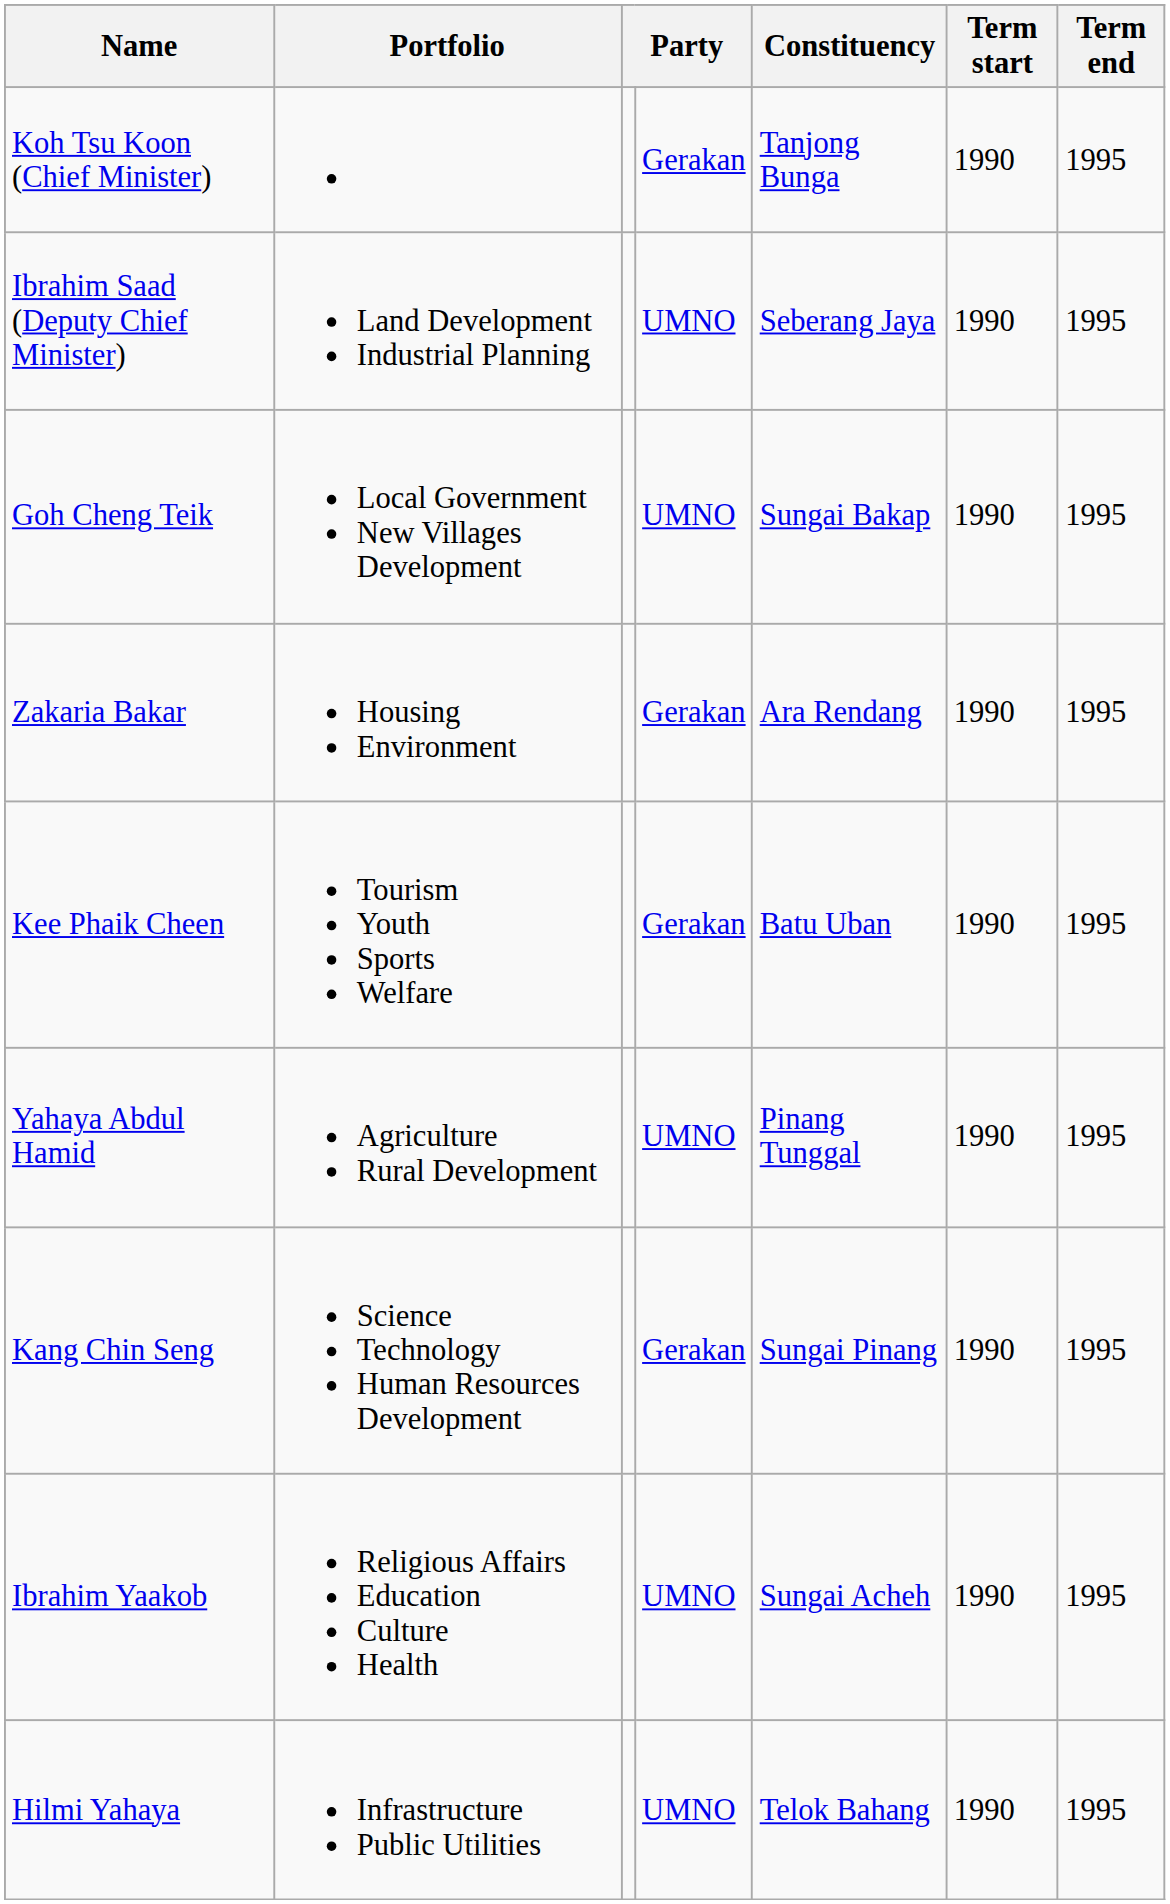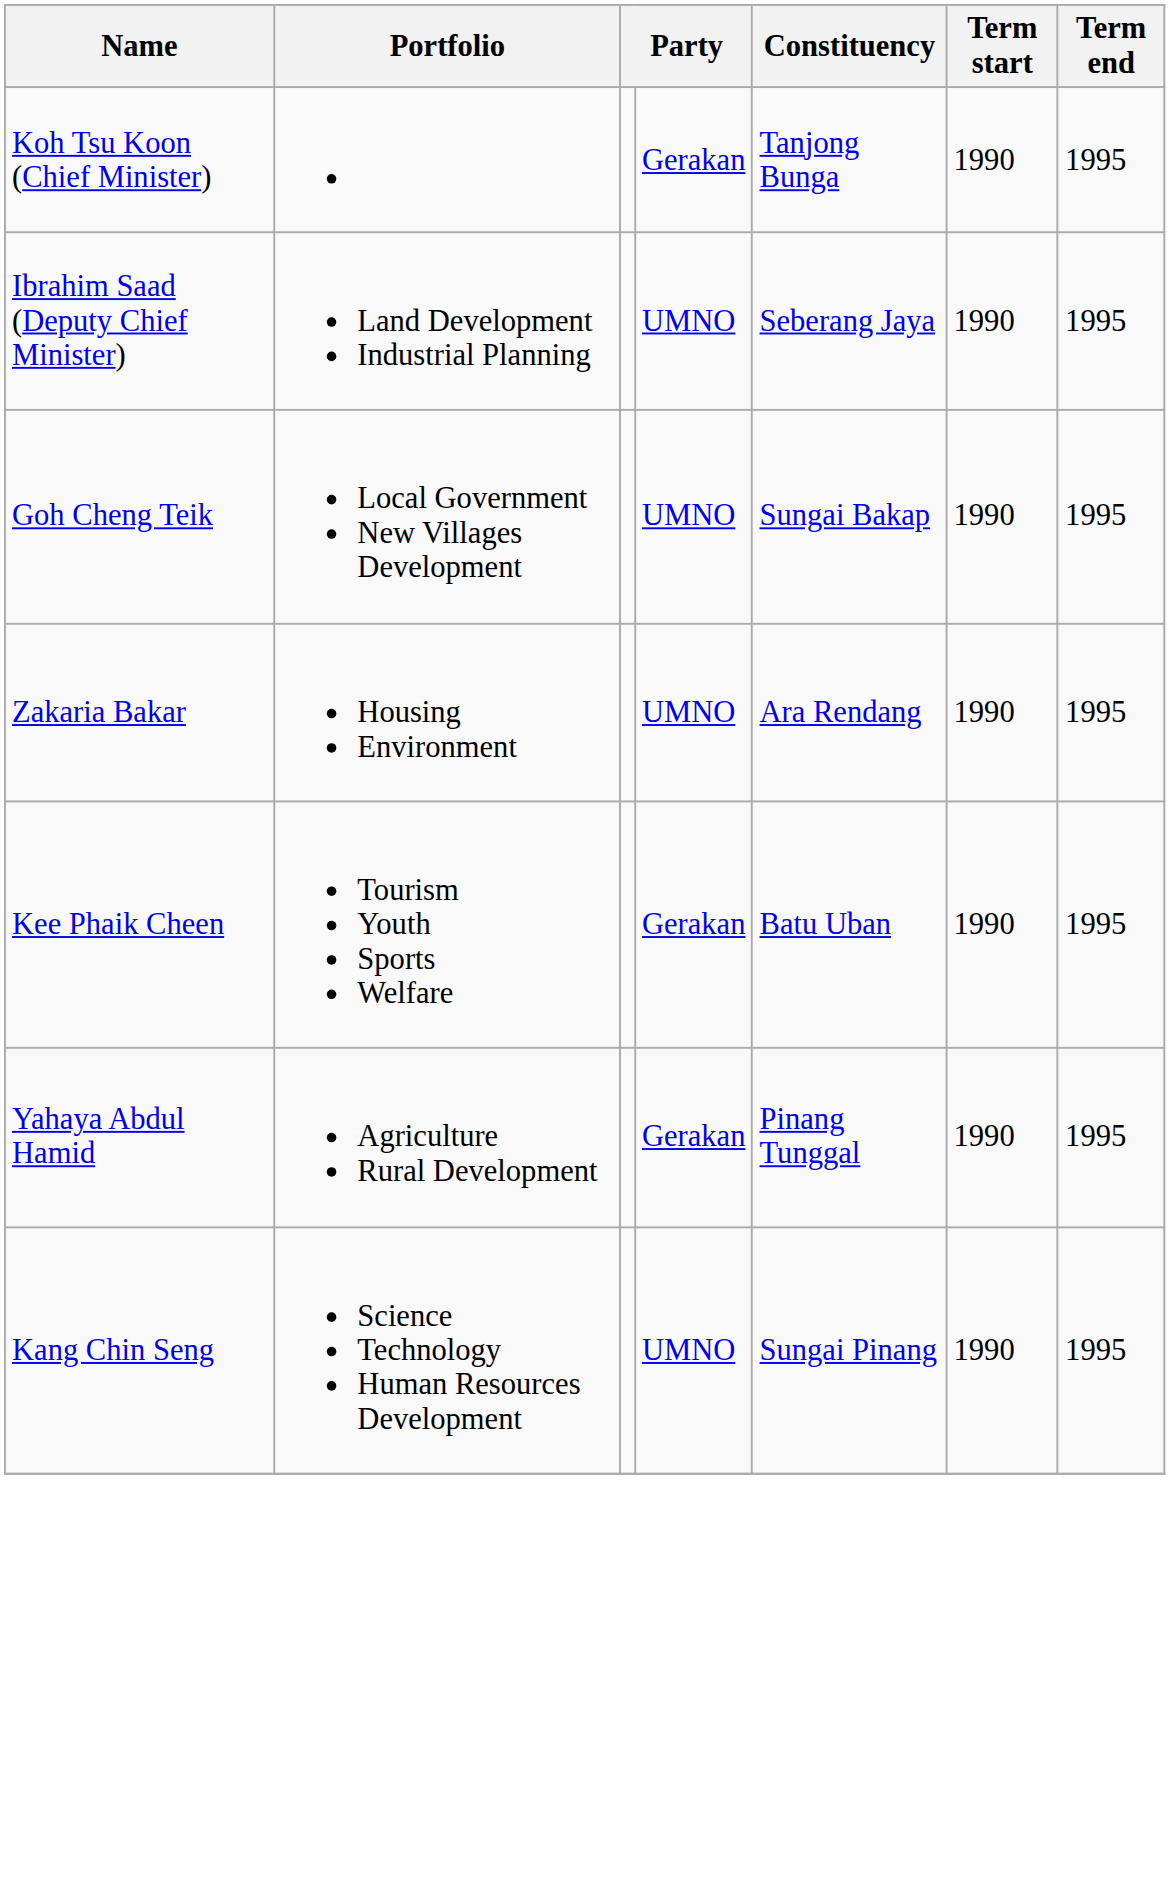(694, 711) Gerakan -> (689, 711) UMNO
(689, 1137) UMNO -> (694, 1137) Gerakan
(694, 1349) Gerakan -> (689, 1349) UMNO
- row: (110, 1596)
- row: (96, 1809)
